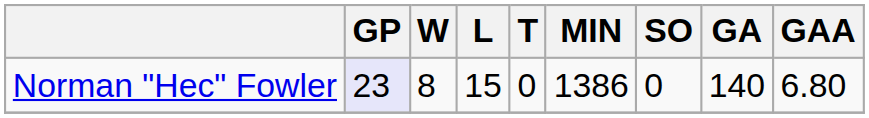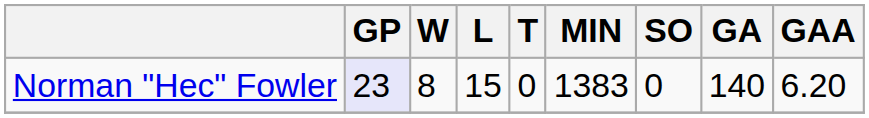(591, 84) 1386 -> (591, 84) 1383
(813, 84) 6.80 -> (813, 84) 6.20
